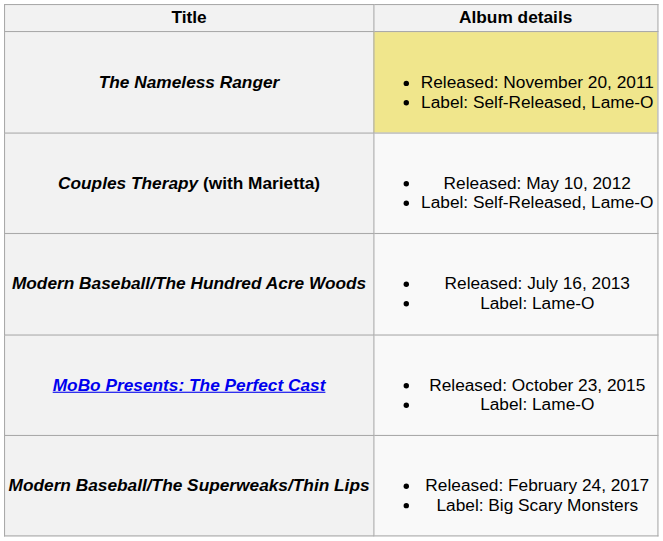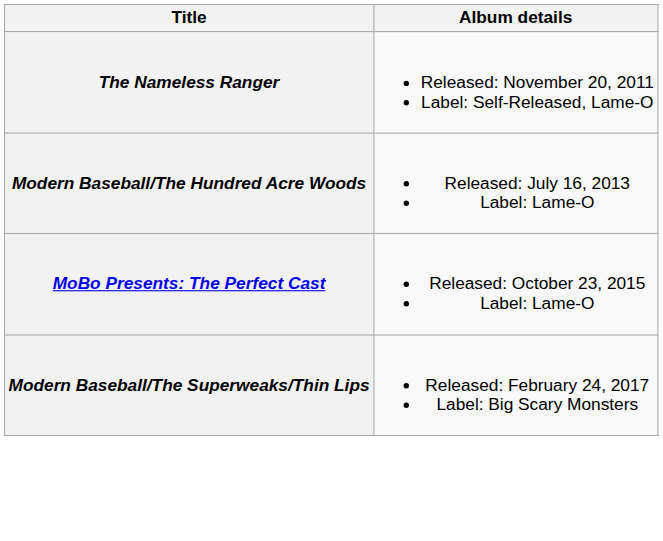(516, 92) khaki background -> (516, 92) no background
- row: (189, 183)
